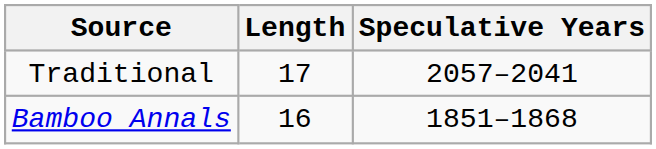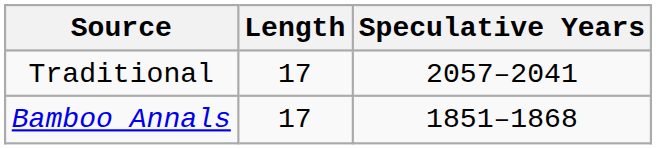(295, 119) 16 -> (295, 119) 17
